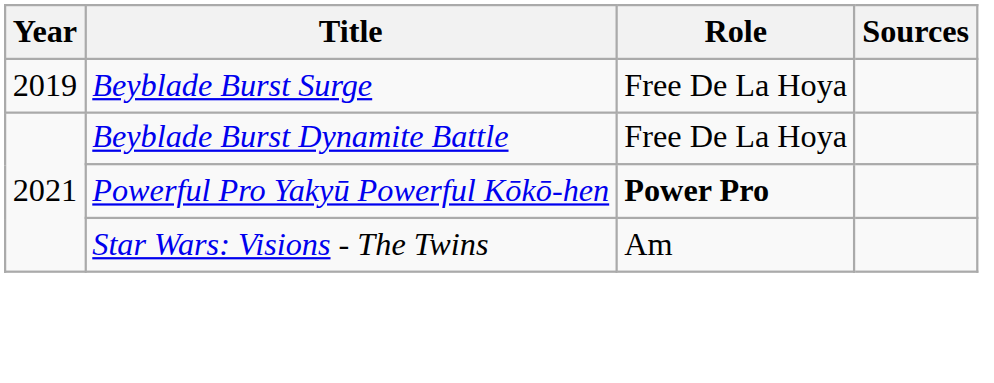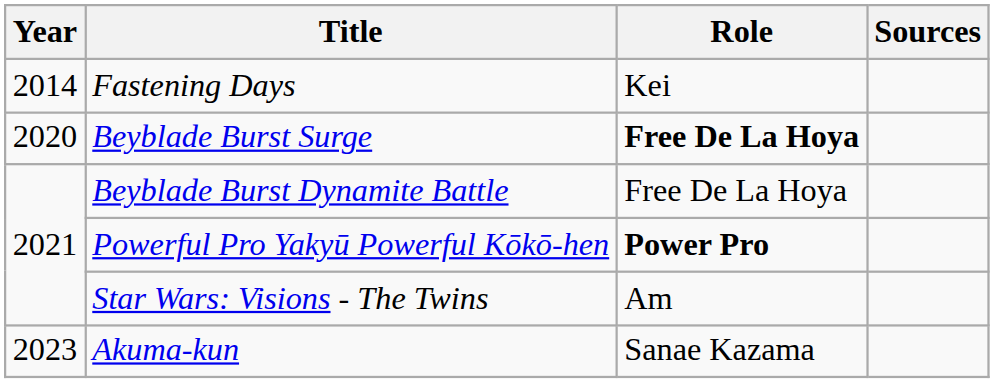+ row: (194, 84)
(45, 84) 2019 -> (45, 137) 2020
(736, 84) normal -> (742, 137) bold
+ row: (166, 350)
